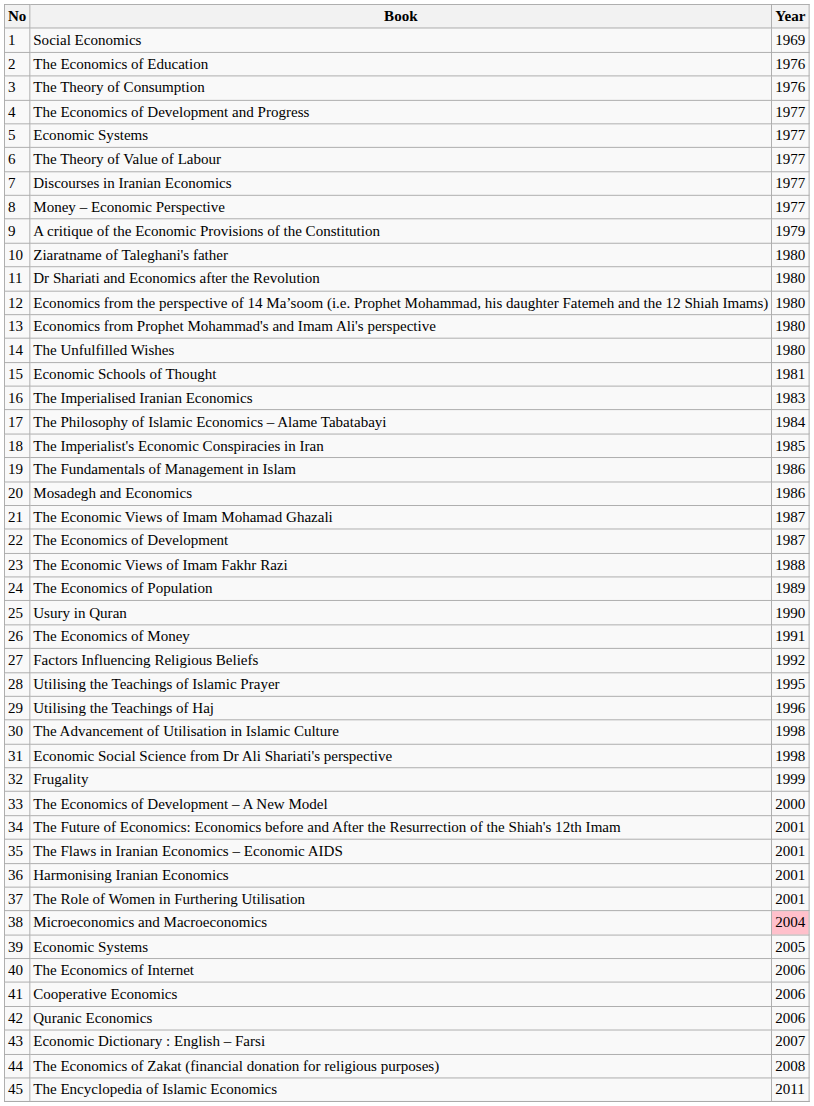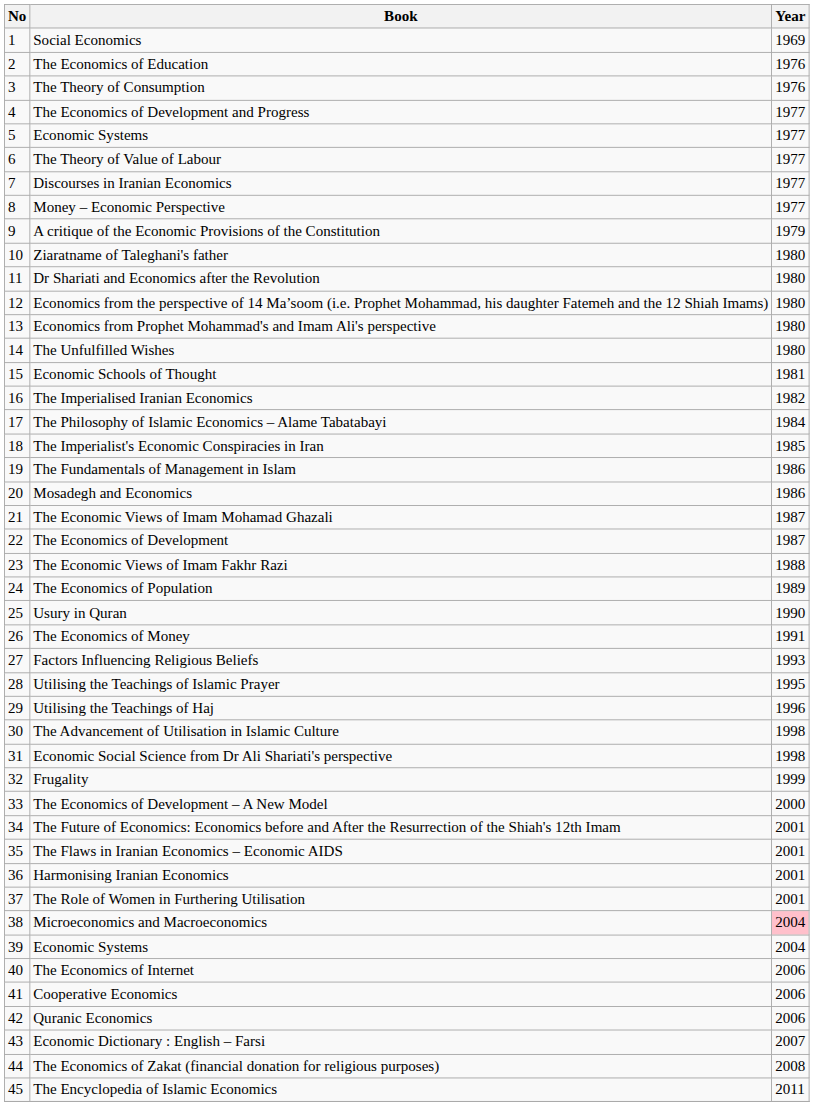(790, 398) 1983 -> (790, 398) 1982
(790, 660) 1992 -> (790, 660) 1993
(790, 946) 2005 -> (790, 946) 2004
